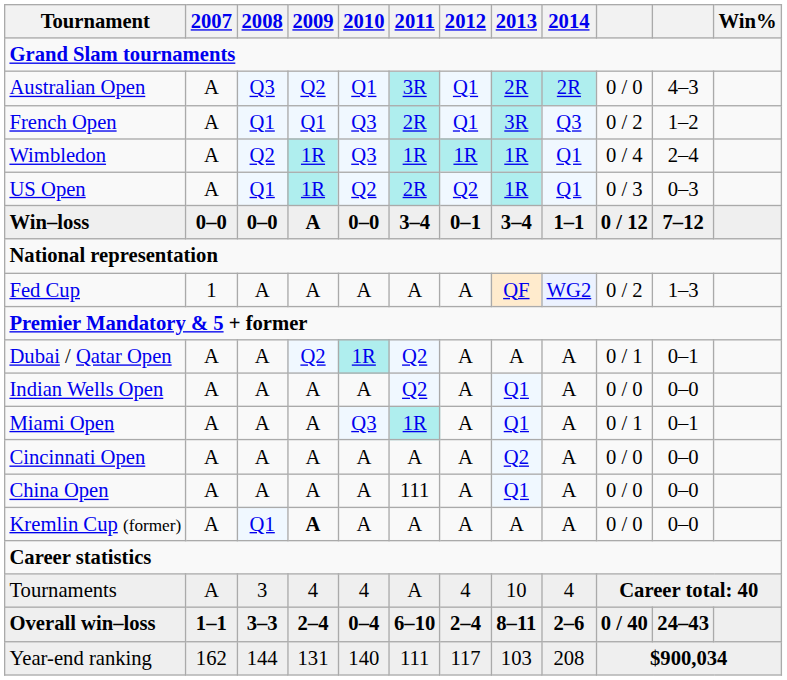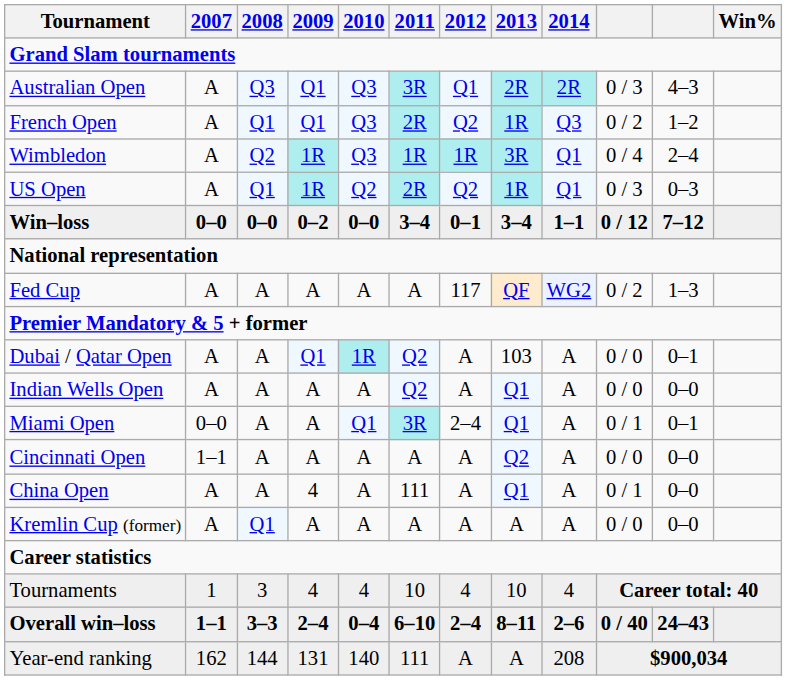(313, 87) Q2 -> (313, 87) Q1
(364, 87) Q1 -> (364, 87) Q3
(624, 87) 0 / 0 -> (624, 87) 0 / 3
(466, 121) Q1 -> (466, 121) Q2
(516, 121) 3R -> (516, 121) 1R
(516, 154) 1R -> (516, 154) 3R
(313, 221) A -> (313, 221) 0–2
(211, 288) 1 -> (211, 288) A
(466, 288) A -> (465, 288) 117
(313, 355) Q2 -> (313, 355) Q1
(516, 355) A -> (516, 355) 103
(624, 355) 0 / 1 -> (624, 355) 0 / 0
(211, 422) A -> (211, 422) 0–0
(364, 422) Q3 -> (364, 422) Q1
(415, 422) 1R -> (415, 422) 3R
(466, 422) A -> (466, 422) 2–4
(211, 456) A -> (211, 456) 1–1
(313, 489) A -> (313, 489) 4
(624, 489) 0 / 0 -> (624, 489) 0 / 1
(313, 523) bold -> (313, 523) normal
(211, 590) A -> (211, 590) 1
(415, 590) A -> (415, 590) 10
(465, 657) 117 -> (466, 657) A
(516, 657) 103 -> (516, 657) A
